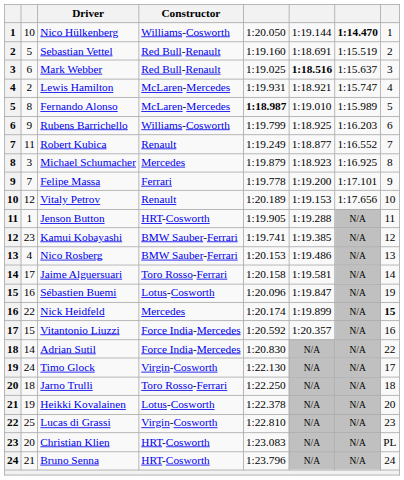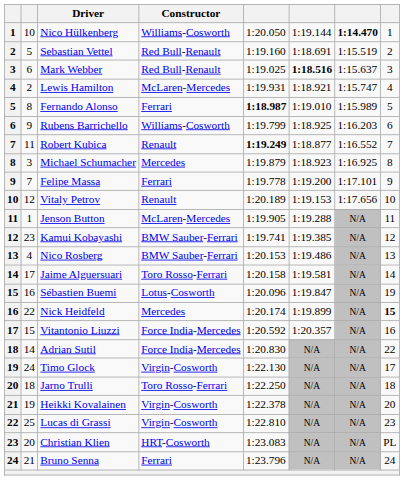(186, 106) McLaren-Mercedes -> (157, 106) Ferrari
(266, 143) normal -> (266, 143) bold
(175, 218) HRT-Cosworth -> (186, 218) McLaren-Mercedes
(178, 404) Lotus-Cosworth -> (179, 404) Virgin-Cosworth
(175, 460) HRT-Cosworth -> (157, 460) Ferrari
